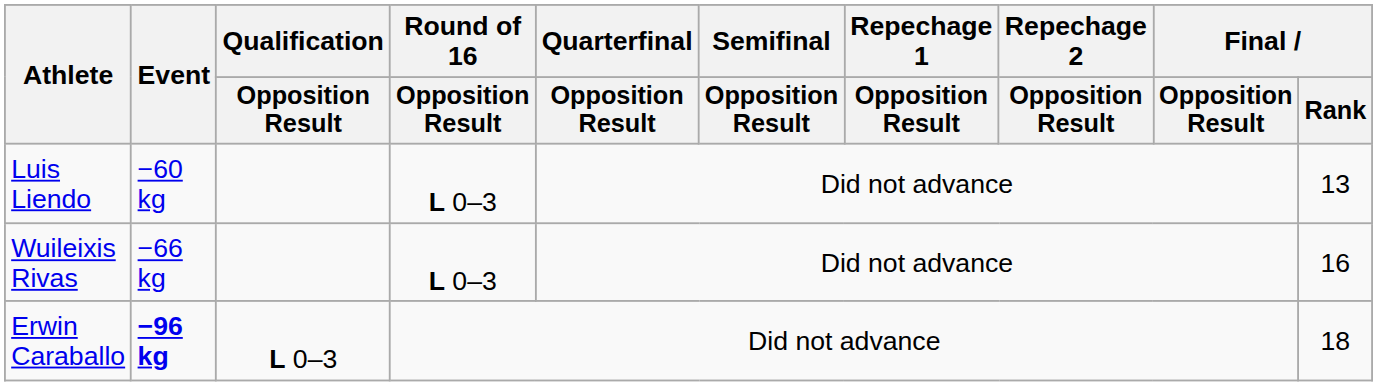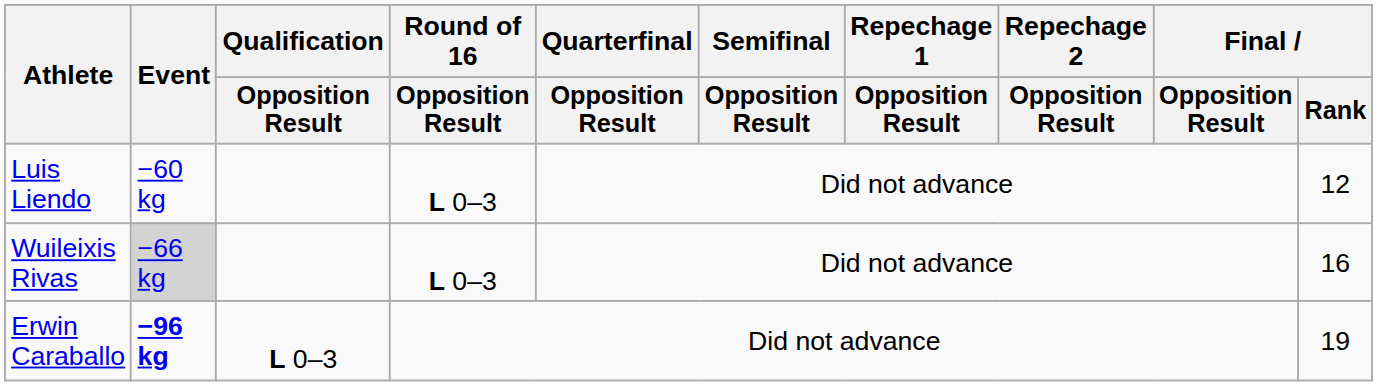(1335, 184) 13 -> (1335, 184) 12
(160, 263) no background -> (160, 263) lightgrey background
(1335, 341) 18 -> (1335, 341) 19
